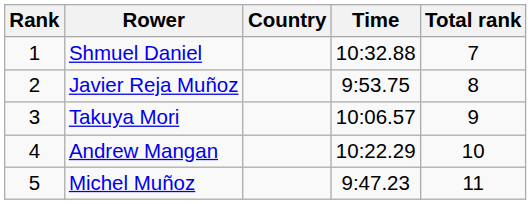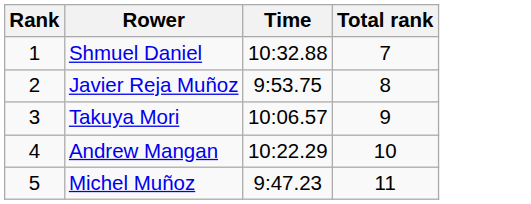- column: (287, 20)
